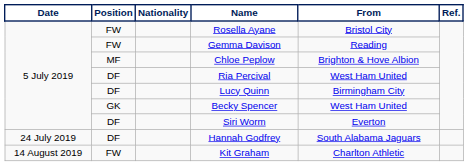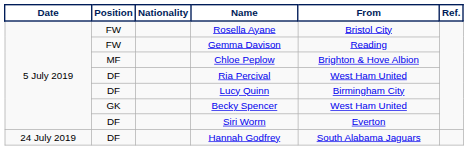- row: (244, 153)
